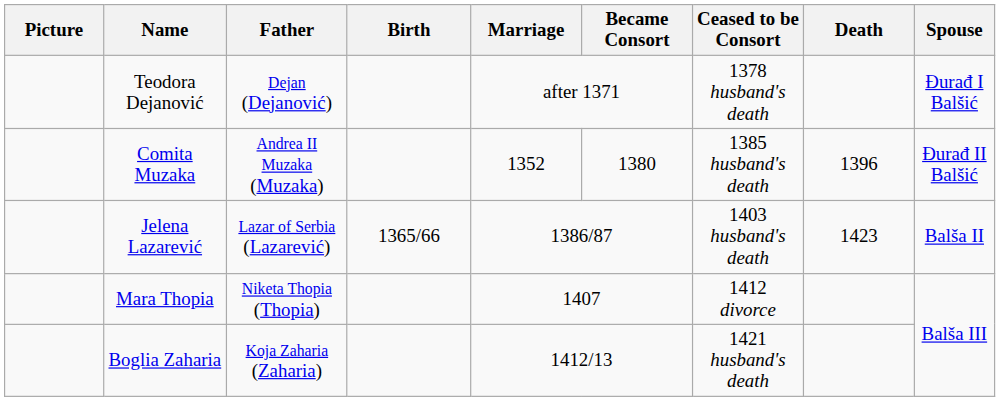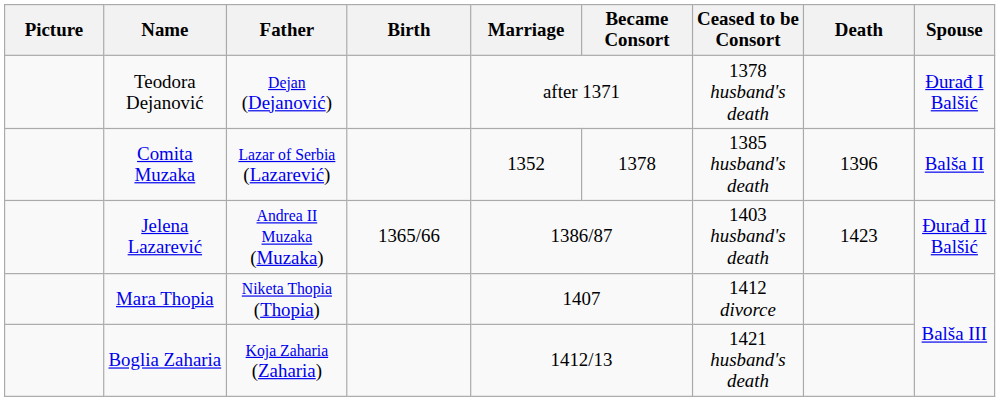(287, 165) Andrea II Muzaka (Muzaka) -> (287, 165) Lazar of Serbia (Lazarević)
(637, 164) 1380 -> (637, 164) 1378
(954, 164) Đurađ II Balšić -> (954, 164) Balša II
(287, 237) Lazar of Serbia (Lazarević) -> (287, 237) Andrea II Muzaka (Muzaka)
(954, 236) Balša II -> (954, 236) Đurađ II Balšić
